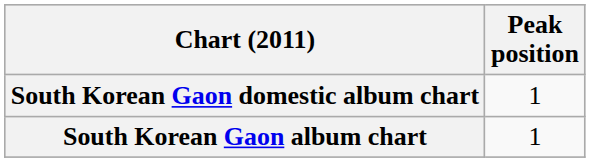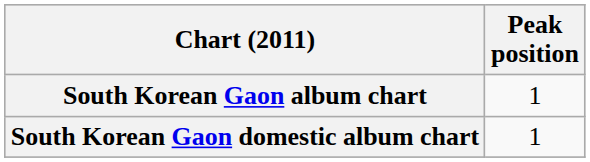rows swapped: (245, 136) <-> (245, 95)
